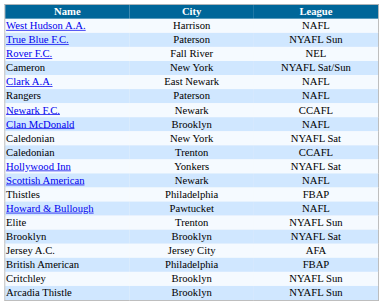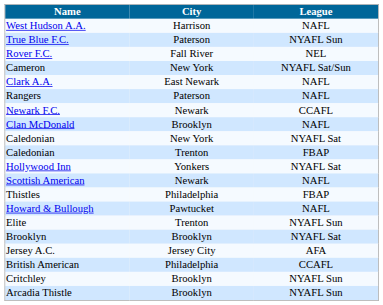(316, 152) CCAFL -> (316, 152) FBAP
(316, 264) FBAP -> (316, 264) CCAFL
